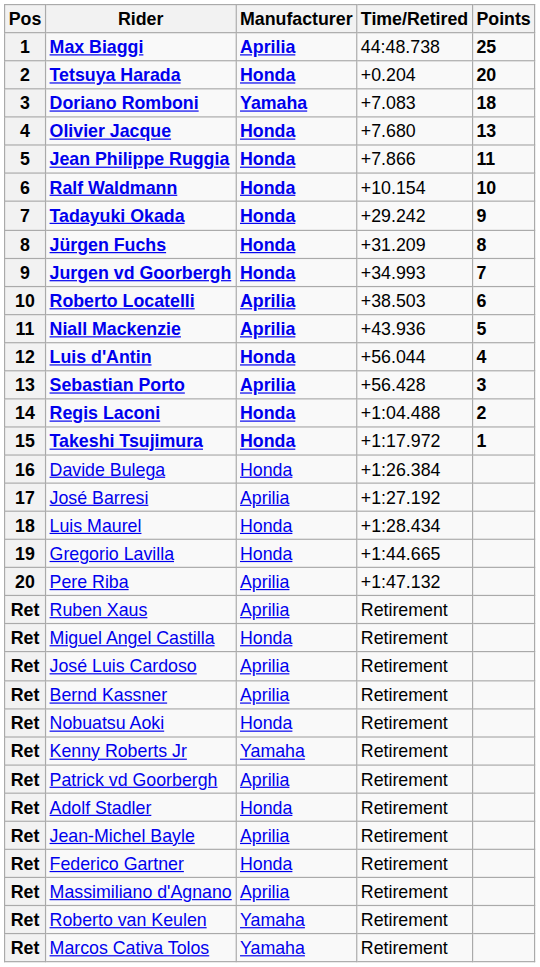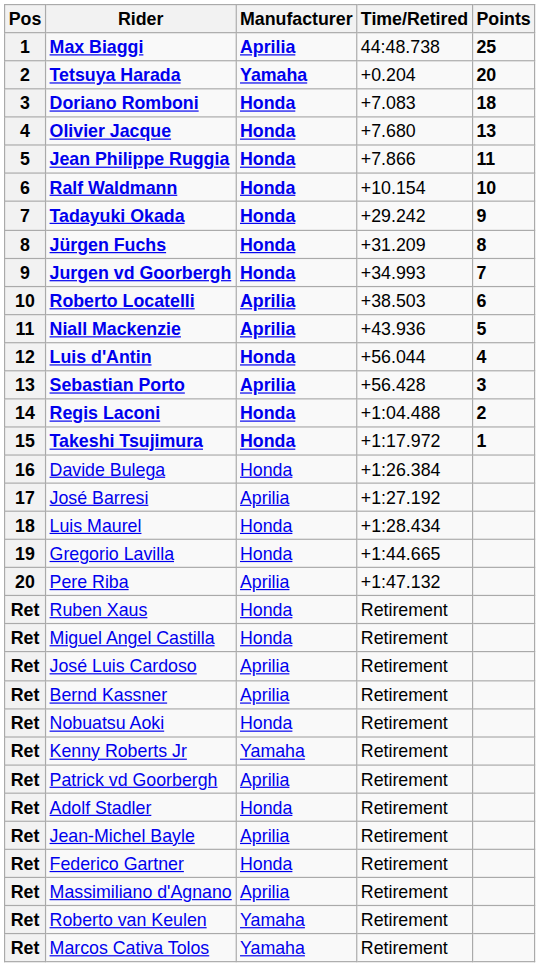(268, 75) Honda -> (274, 75) Yamaha
(274, 103) Yamaha -> (268, 103) Honda
(265, 610) Aprilia -> (266, 610) Honda
